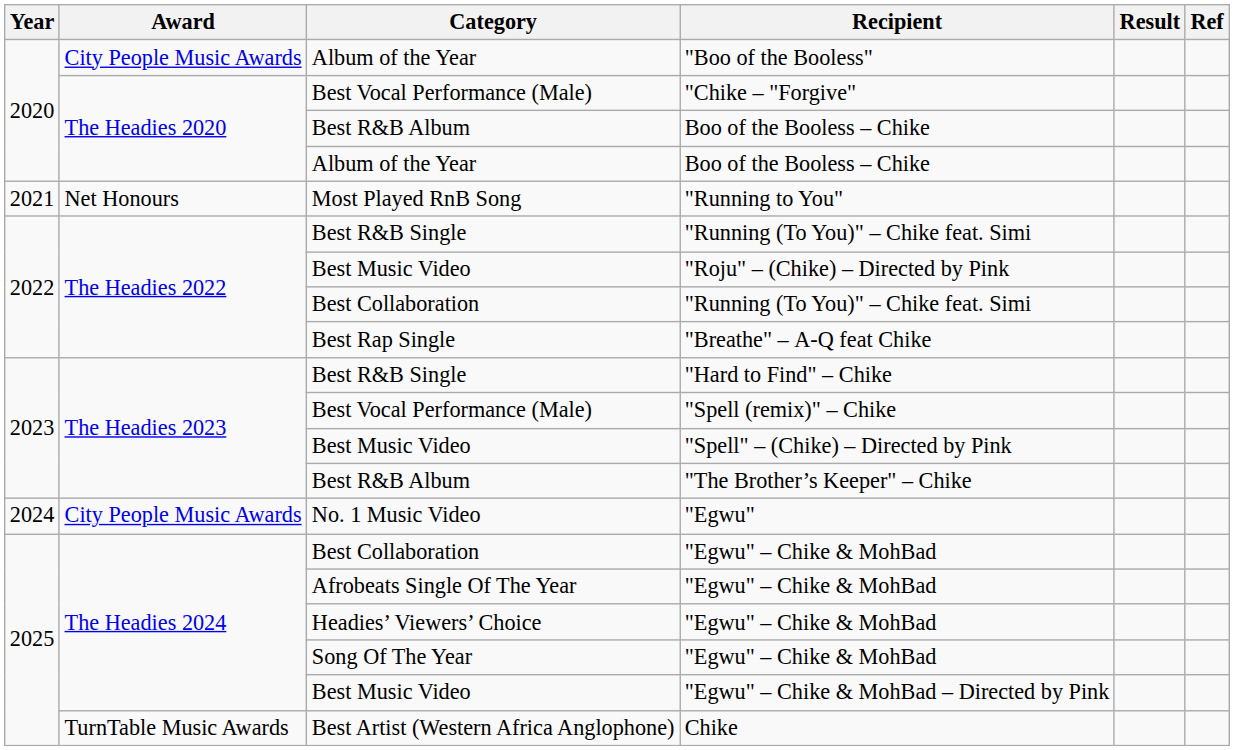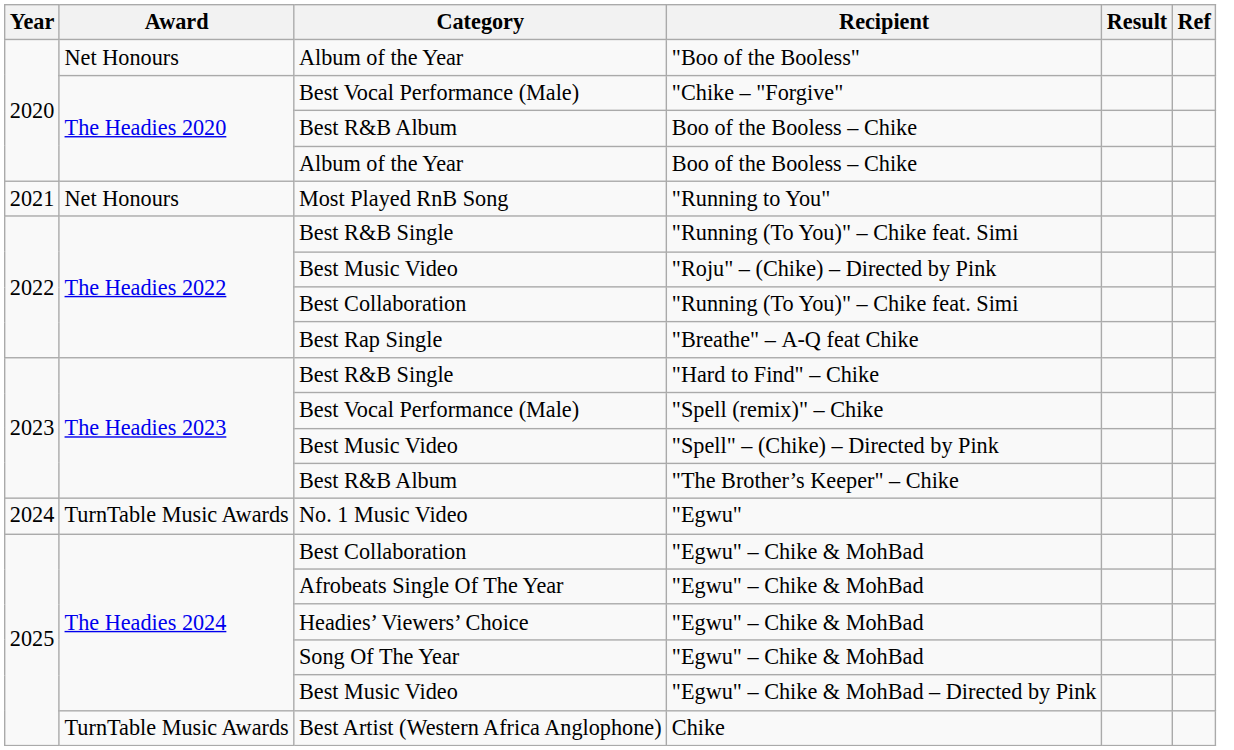(183, 57) City People Music Awards -> (122, 57) Net Honours
(183, 515) City People Music Awards -> (177, 515) TurnTable Music Awards
